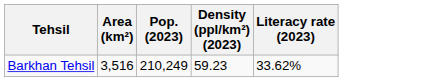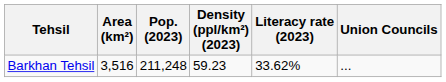+ column: (389, 29)
(164, 65) 210,249 -> (163, 65) 211,248
